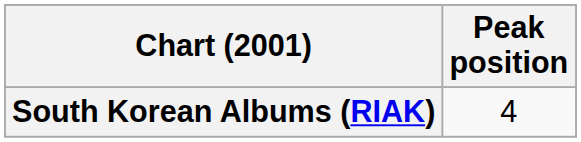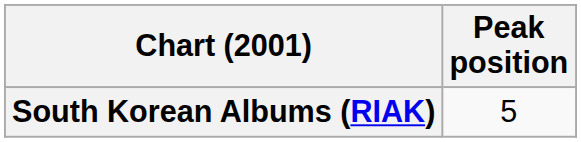(509, 111) 4 -> (509, 111) 5
